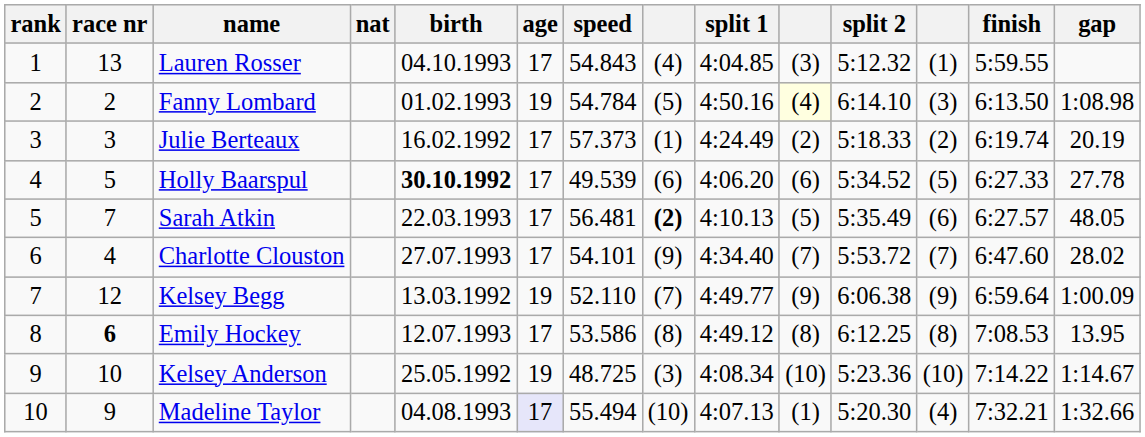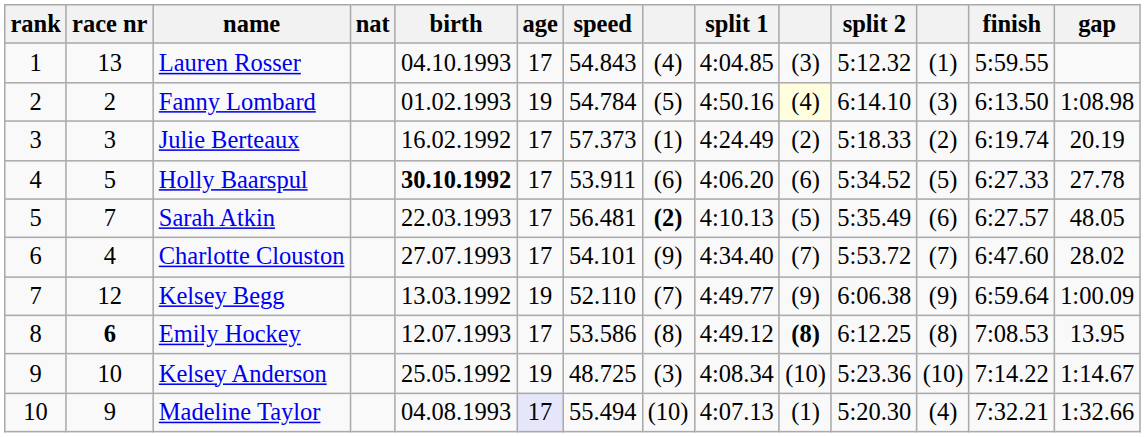(603, 179) 49.539 -> (603, 179) 53.911
(806, 334) normal -> (806, 334) bold
